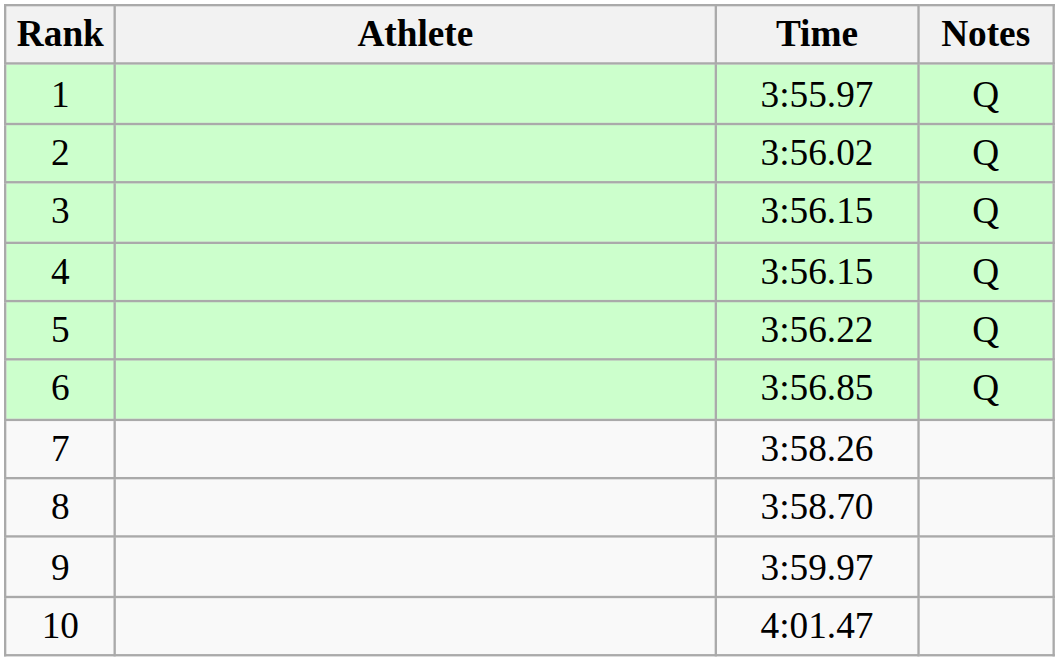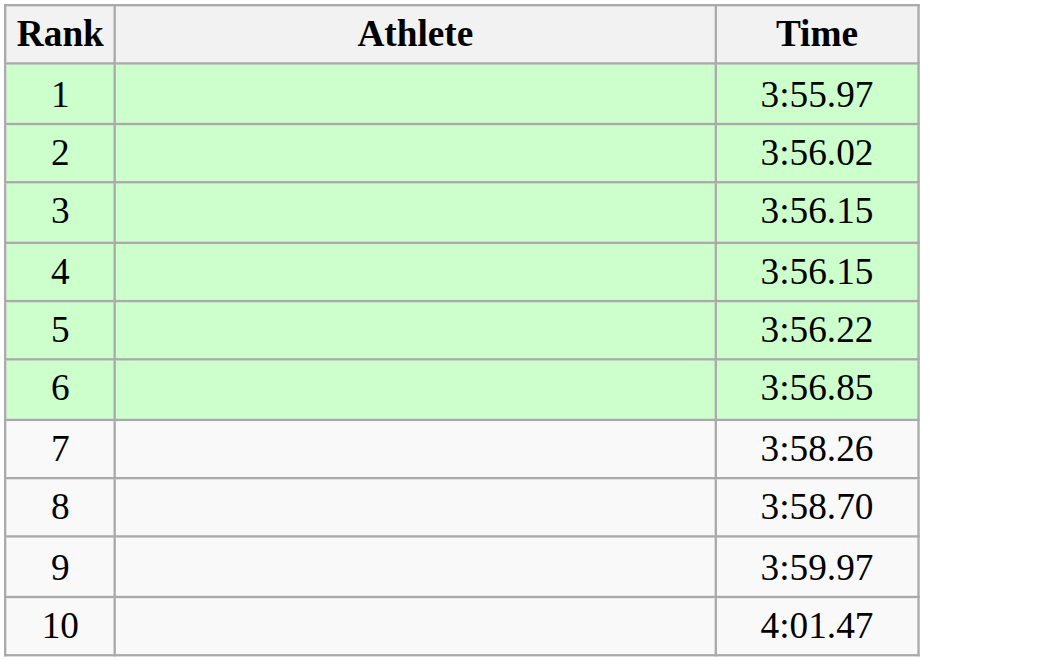- column: (986, 34)
